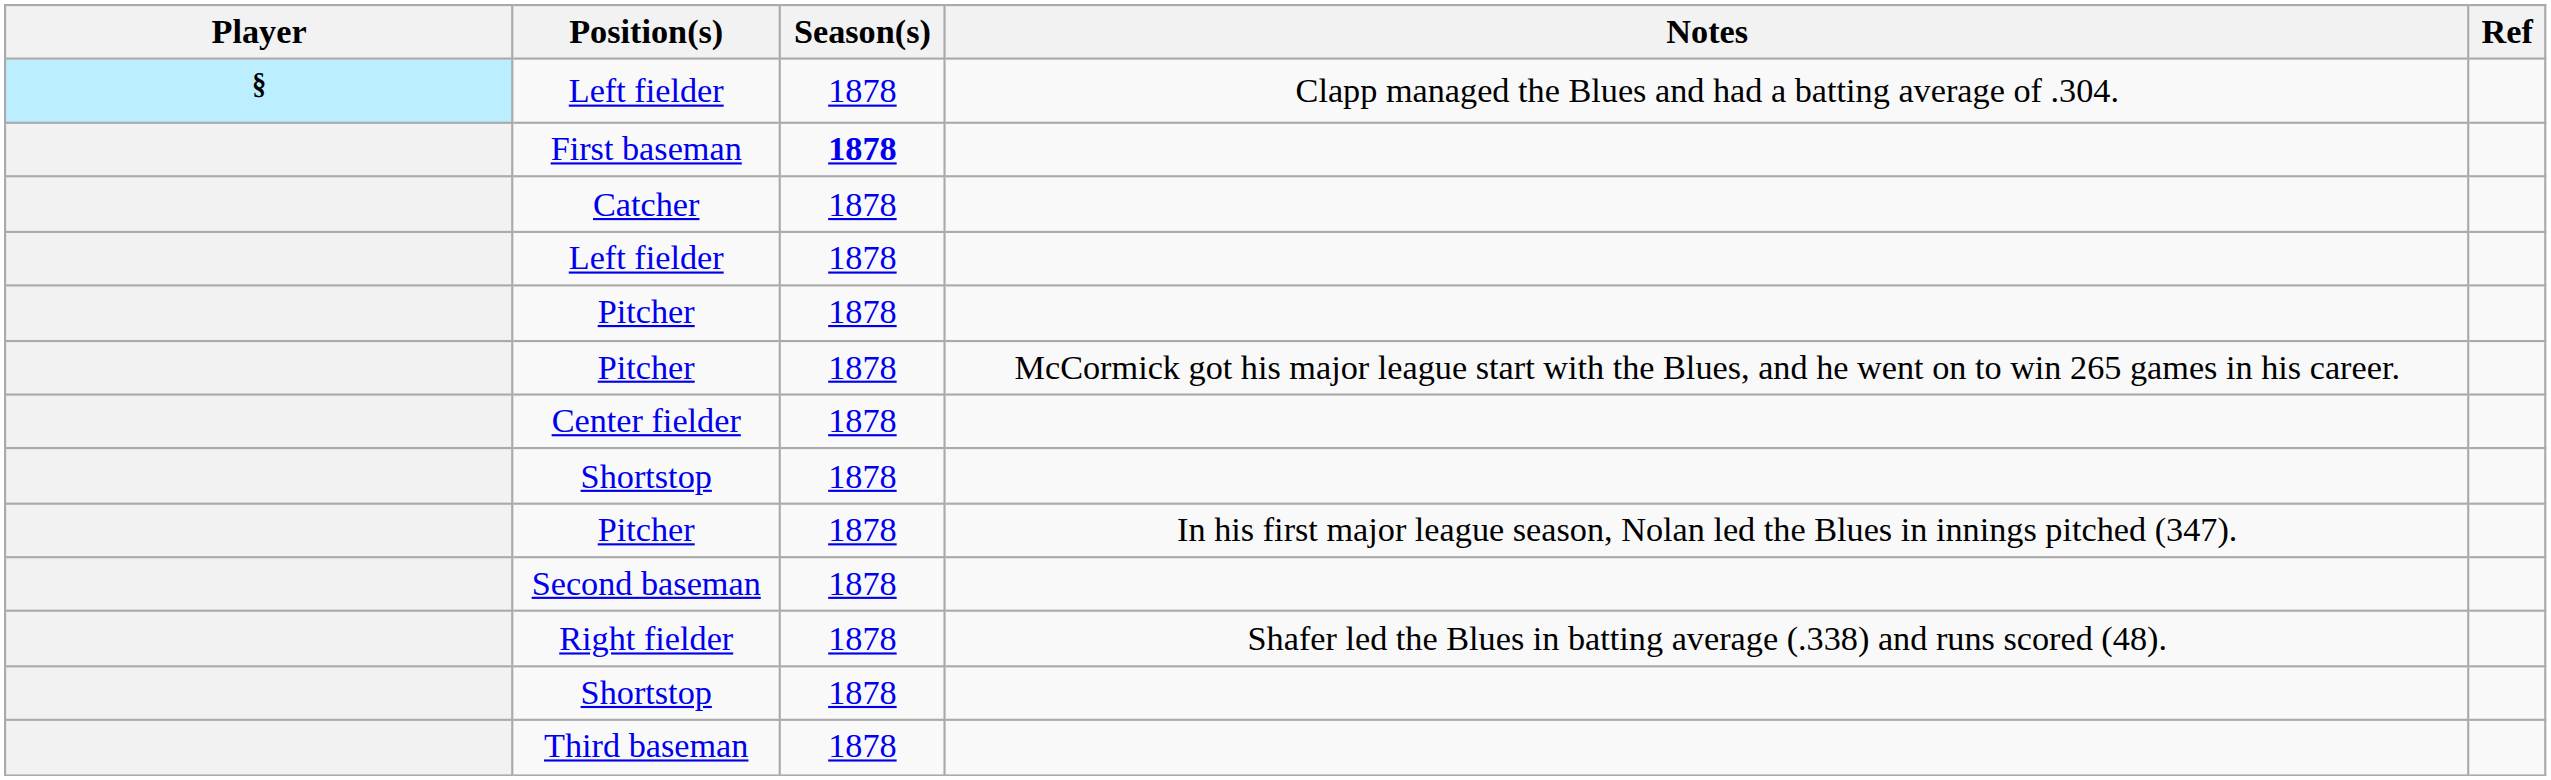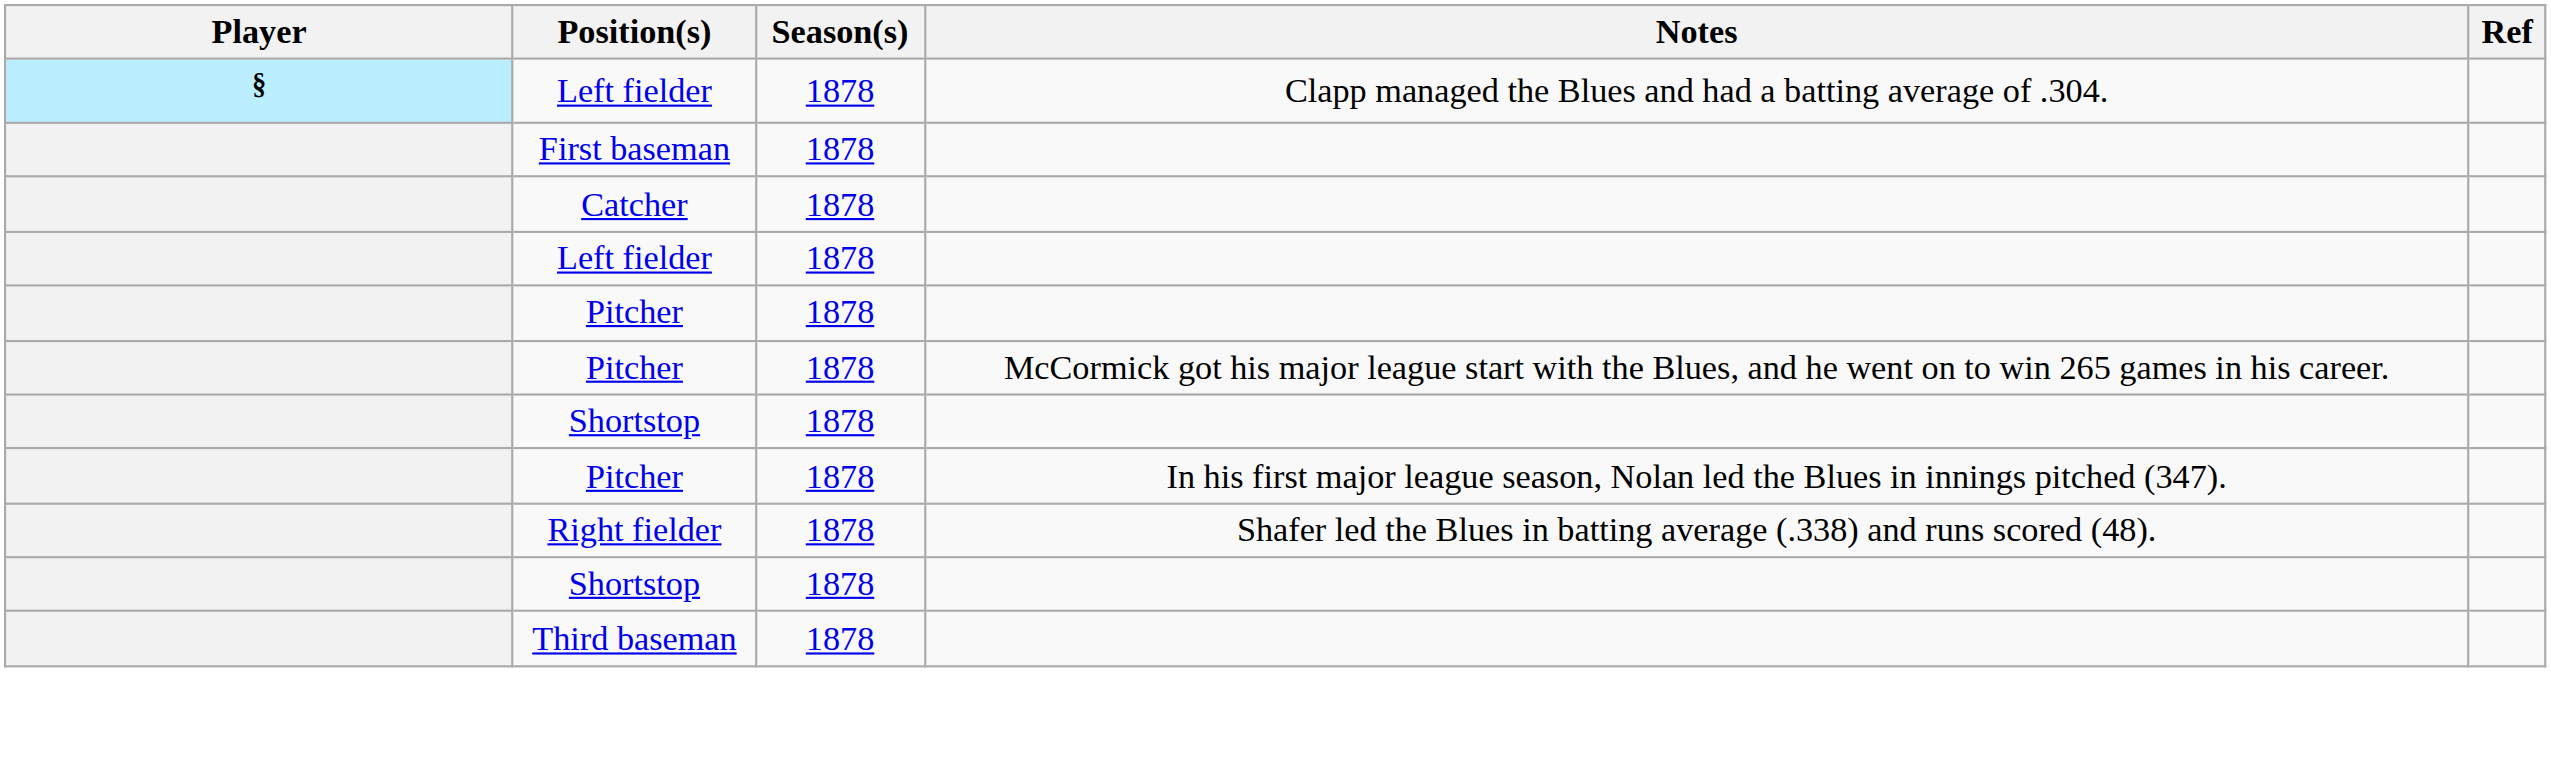(862, 149) bold -> (840, 149) normal
- row: (646, 421)
- row: (646, 583)
